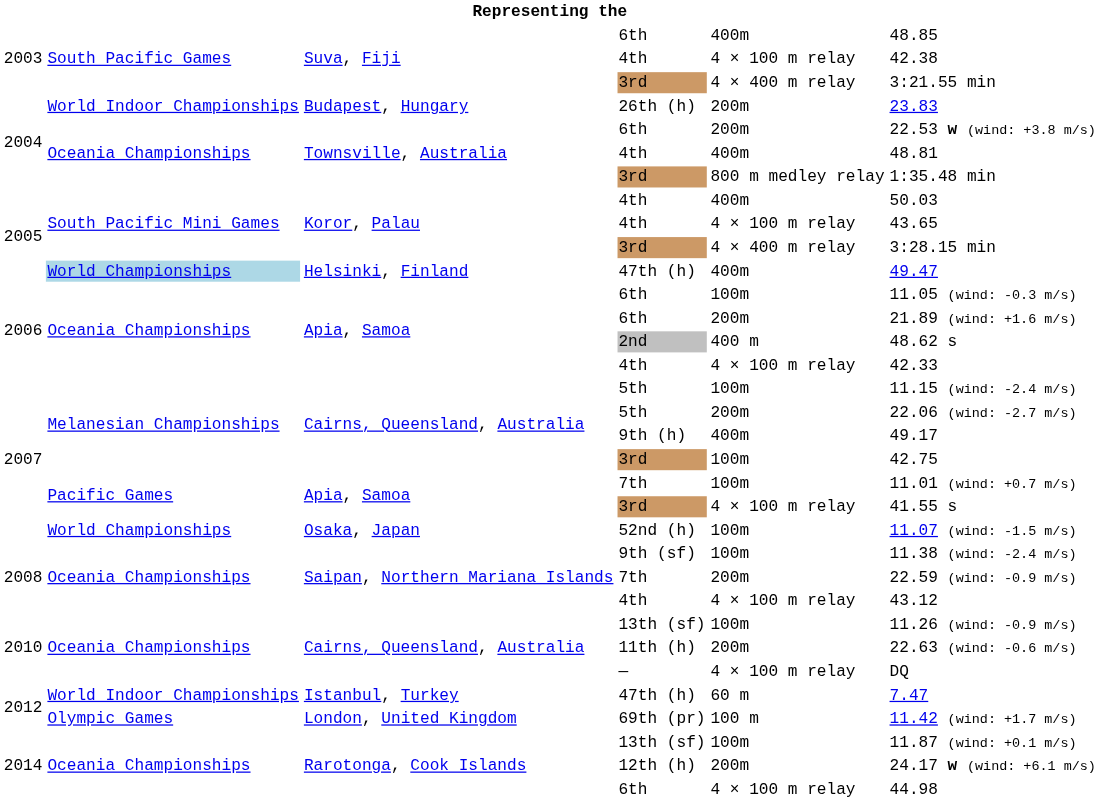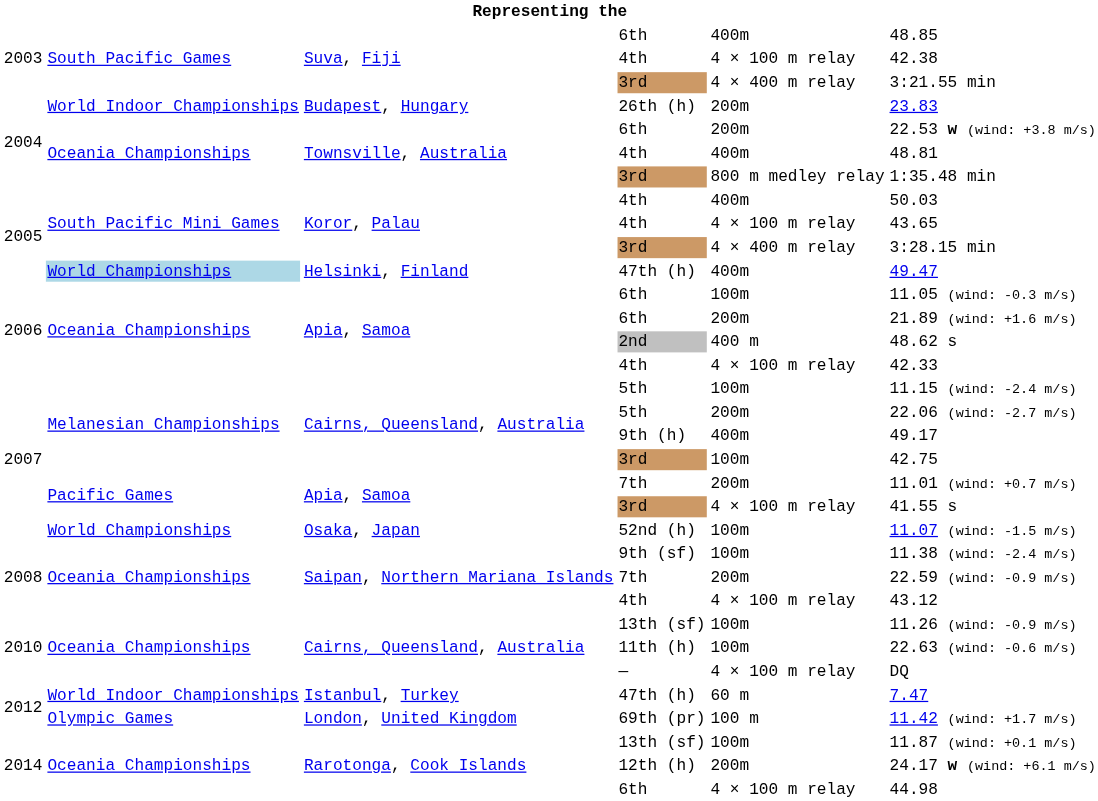(730, 483) 100m -> (730, 483) 200m
(730, 648) 200m -> (730, 648) 100m
